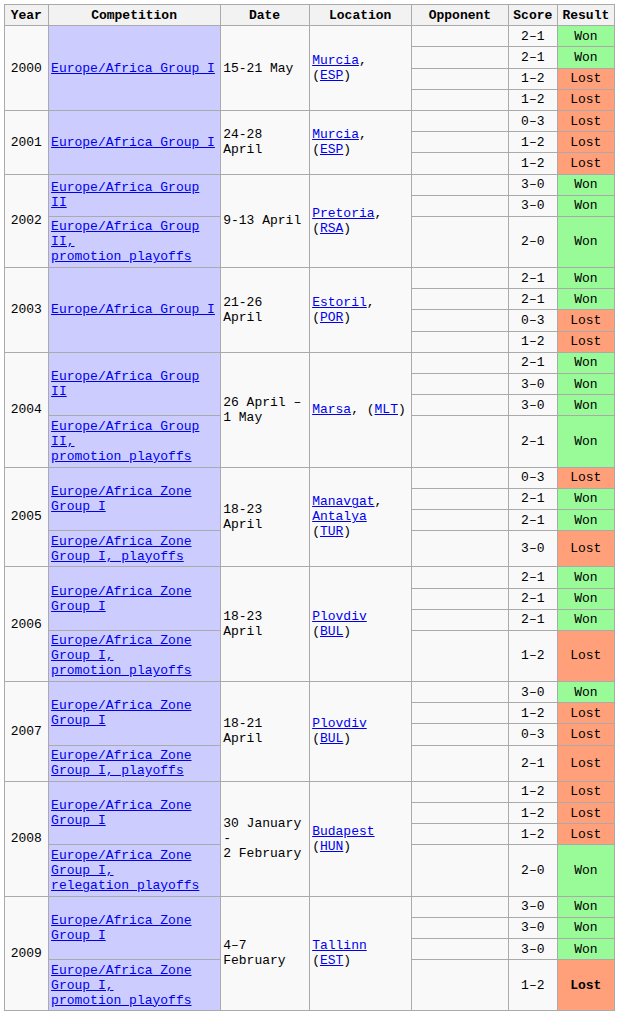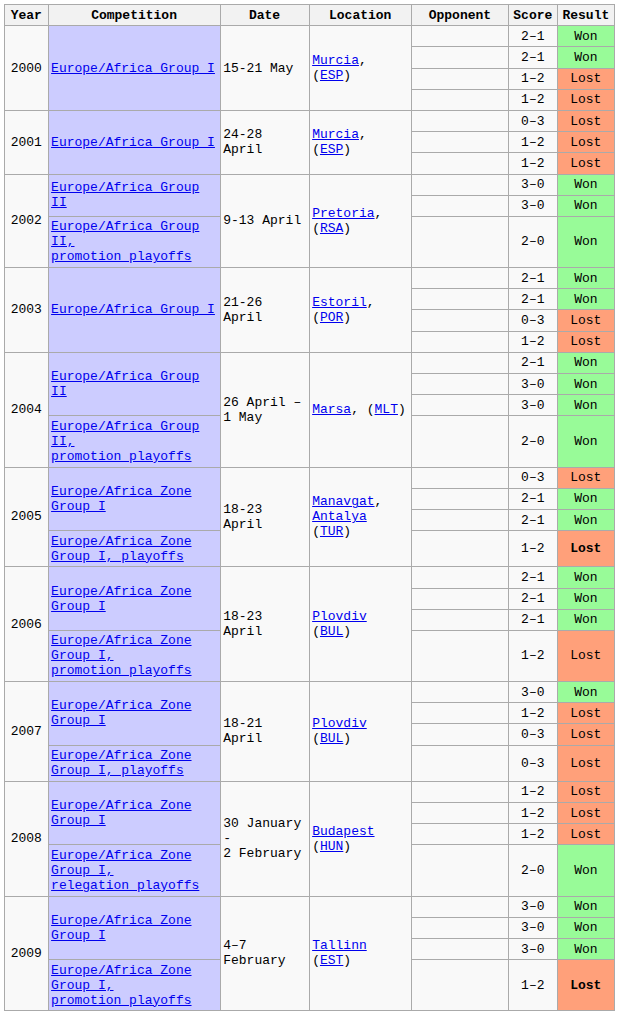(533, 441) 2–1 -> (533, 441) 2–0
(533, 549) 3–0 -> (533, 549) 1–2
(586, 549) normal -> (586, 549) bold
(533, 763) 2–1 -> (533, 763) 0–3
